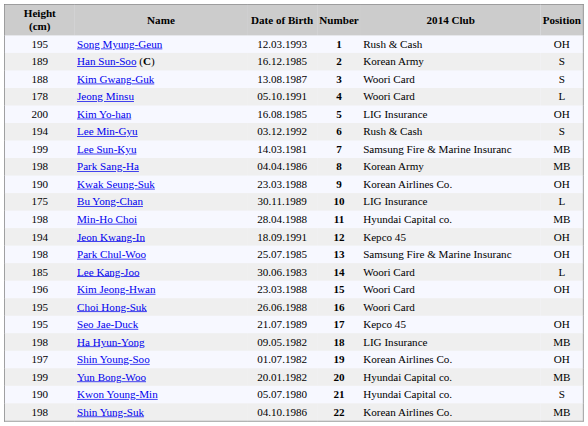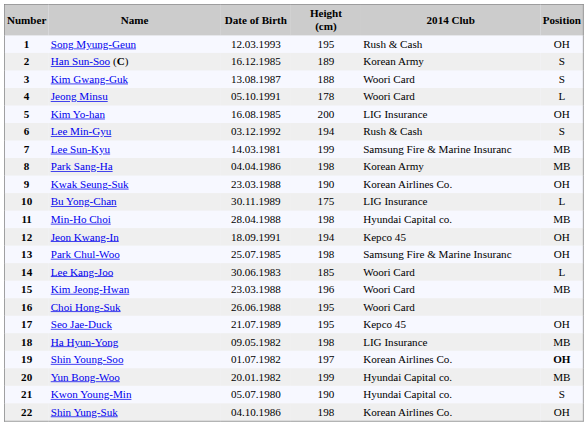columns swapped: (339, 20) <-> (40, 20)
(562, 289) OH -> (562, 289) MB
(562, 359) normal -> (562, 359) bold
(562, 412) MB -> (562, 412) OH
